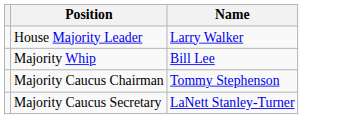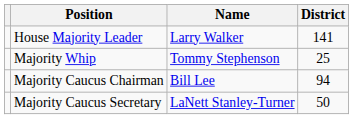+ column: (323, 15)
(192, 59) Bill Lee -> (225, 59) Tommy Stephenson
(225, 80) Tommy Stephenson -> (192, 80) Bill Lee
